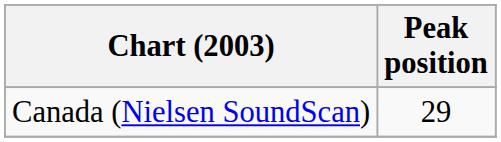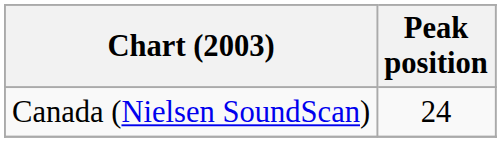(436, 111) 29 -> (436, 111) 24
